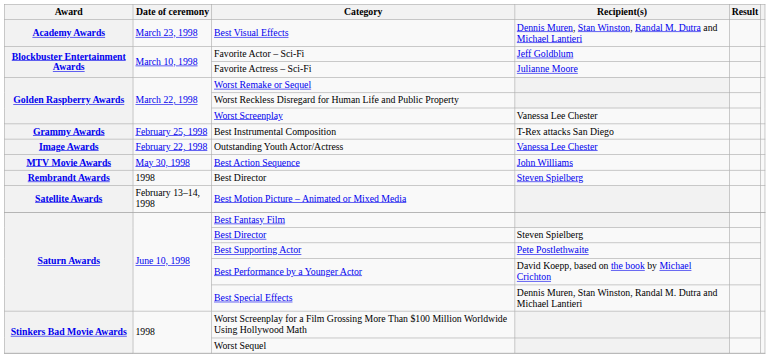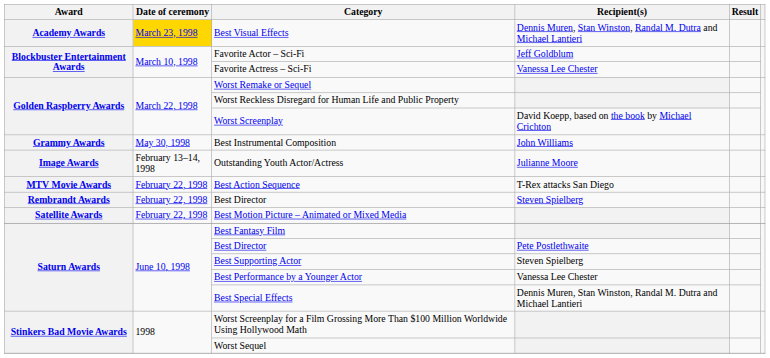(167, 33) no background -> (167, 33) gold background
(547, 69) Julianne Moore -> (557, 69) Vanessa Lee Chester
(557, 116) Vanessa Lee Chester -> (604, 121) David Koepp, based on the book by Michael Crichton
(171, 131) February 25, 1998 -> (163, 142) May 30, 1998
(565, 131) T-Rex attacks San Diego -> (545, 142) John Williams
(171, 147) February 22, 1998 -> (168, 163) February 13–14, 1998
(557, 147) Vanessa Lee Chester -> (547, 163) Julianne Moore
(163, 162) May 30, 1998 -> (171, 184) February 22, 1998
(545, 162) John Williams -> (565, 184) T-Rex attacks San Diego
(145, 178) 1998 -> (171, 199) February 22, 1998
(168, 198) February 13–14, 1998 -> (171, 215) February 22, 1998
(550, 235) Steven Spielberg -> (553, 246) Pete Postlethwaite
(553, 250) Pete Postlethwaite -> (550, 261) Steven Spielberg
(604, 271) David Koepp, based on the book by Michael Crichton -> (557, 277) Vanessa Lee Chester
